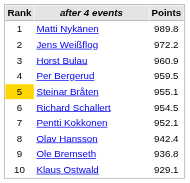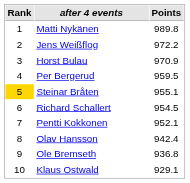(166, 60) 960.9 -> (166, 60) 970.9
